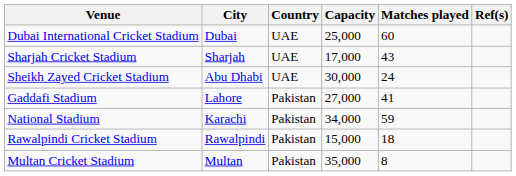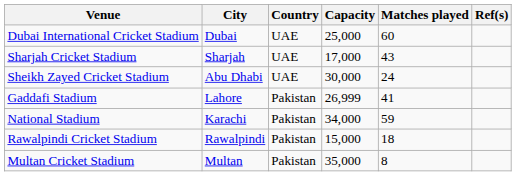(343, 98) 27,000 -> (343, 98) 26,999
